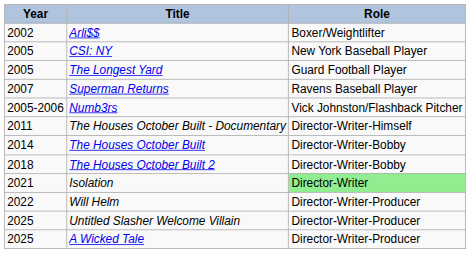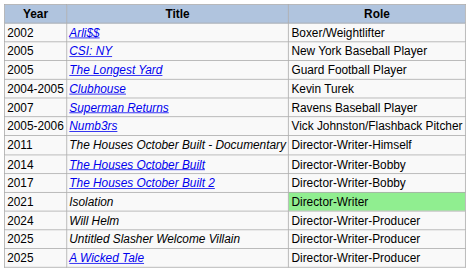+ row: (98, 89)
(20, 164) 2018 -> (20, 183) 2017
(20, 202) 2022 -> (20, 220) 2024
